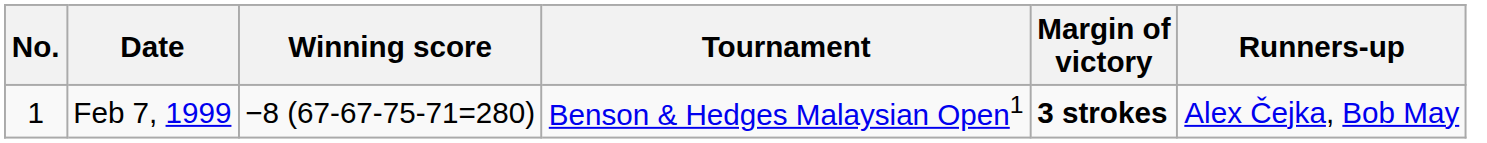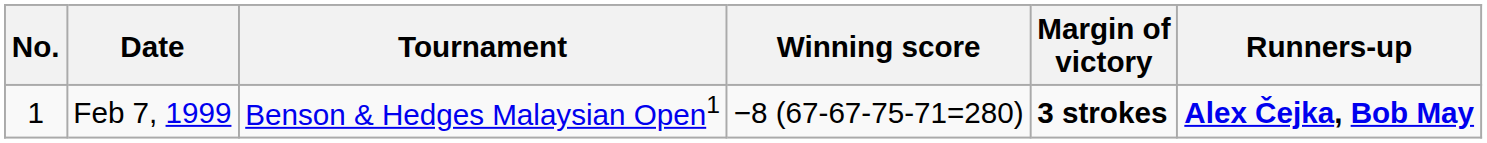columns swapped: (786, 45) <-> (390, 45)
(1322, 112) normal -> (1329, 112) bold
